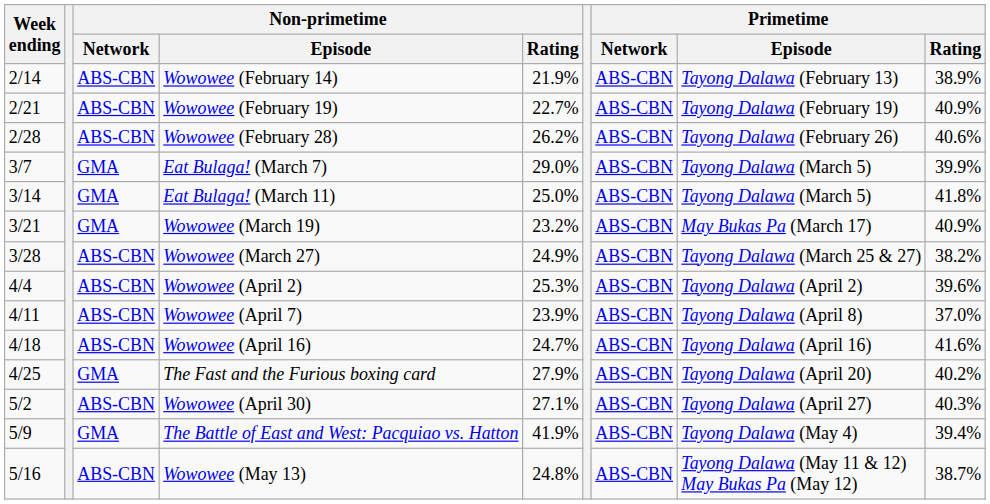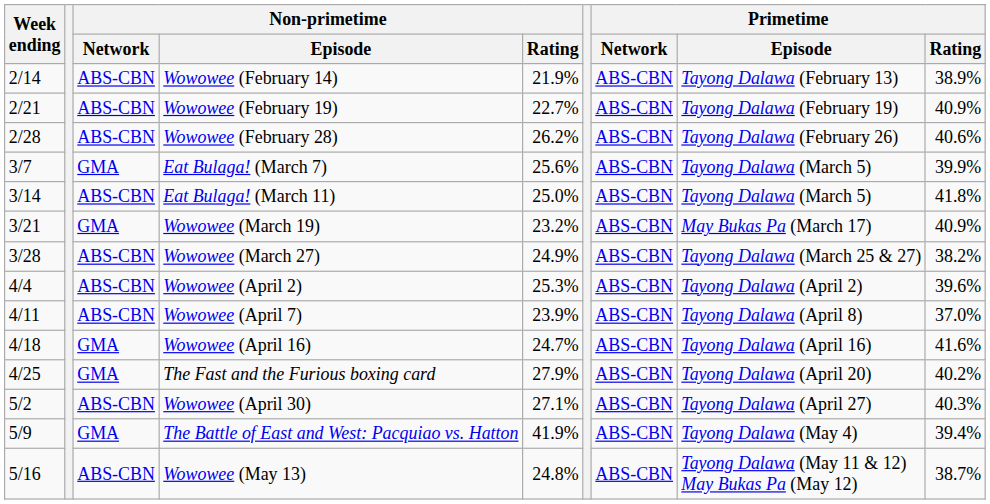(555, 167) 29.0% -> (555, 167) 25.6%
(98, 196) GMA -> (116, 196) ABS-CBN
(116, 344) ABS-CBN -> (98, 344) GMA
